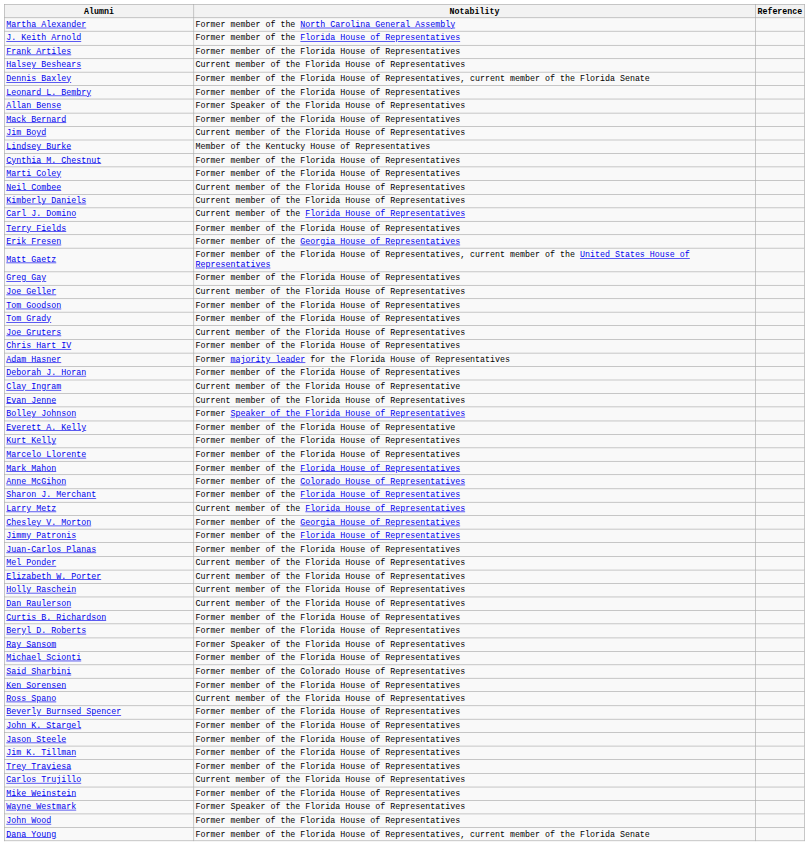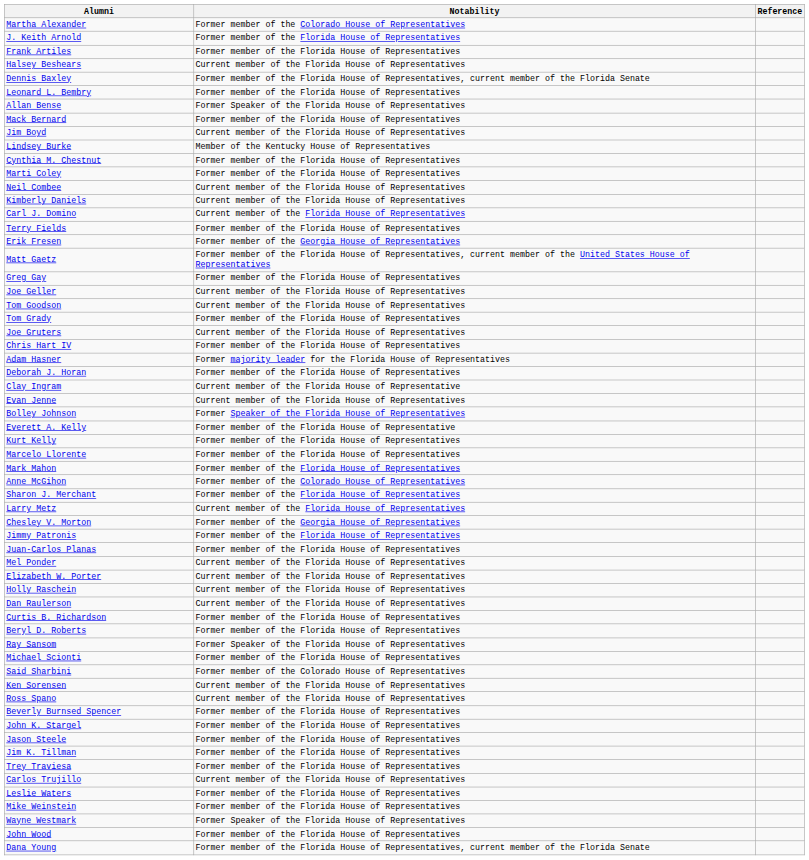(325, 25) Former member of the North Carolina General Assembly -> (330, 25) Former member of the Colorado House of Representatives
(328, 305) Former member of the Florida House of Representatives -> (330, 305) Current member of the Florida House of Representatives
(328, 685) Former member of the Florida House of Representatives -> (330, 685) Current member of the Florida House of Representatives
+ row: (39, 794)
